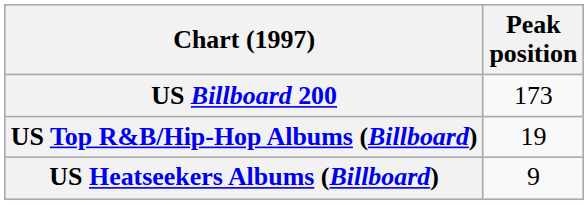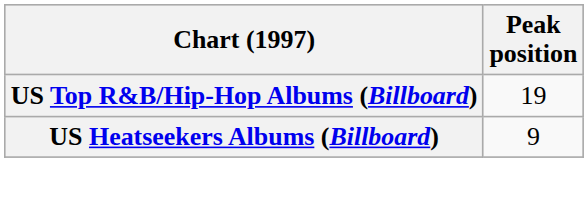- row: (244, 95)
